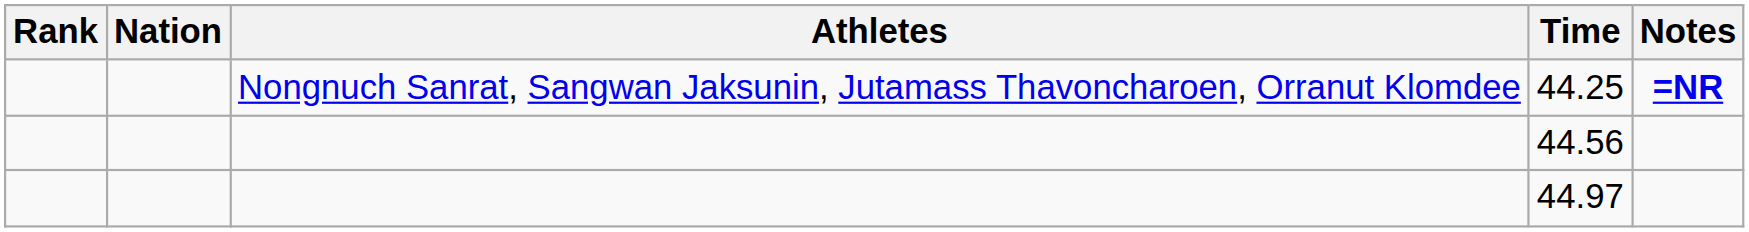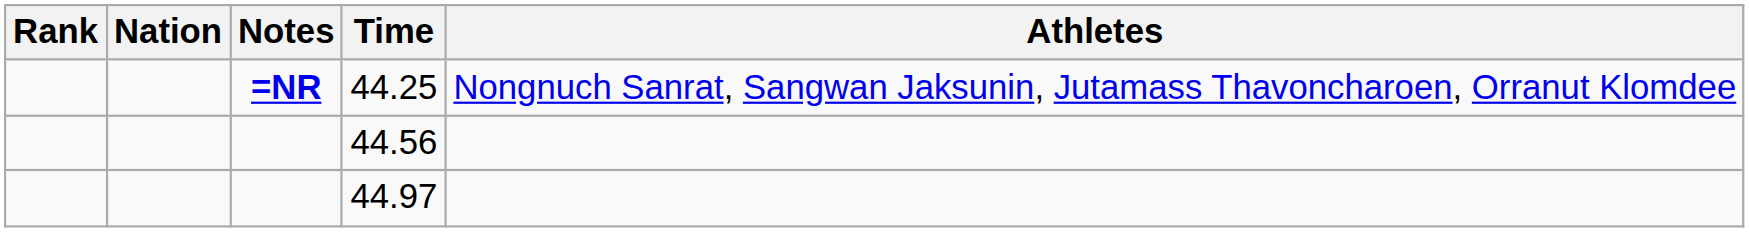columns swapped: (879, 32) <-> (1688, 32)
